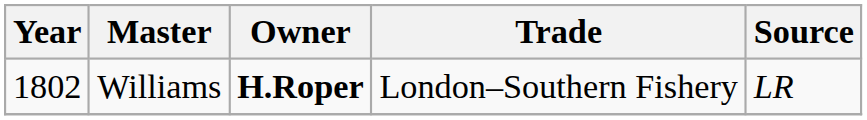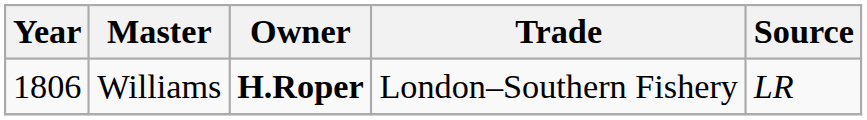(47, 85) 1802 -> (47, 85) 1806
